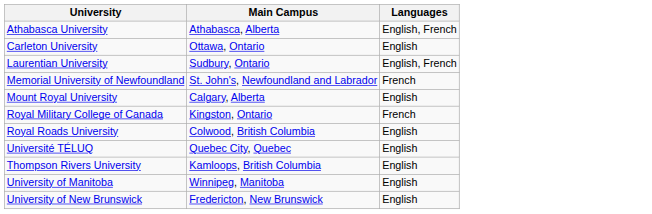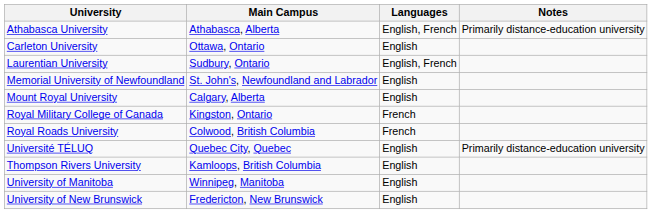+ column: (553, 13)
(399, 81) French -> (400, 81) English
(400, 132) English -> (399, 132) French
